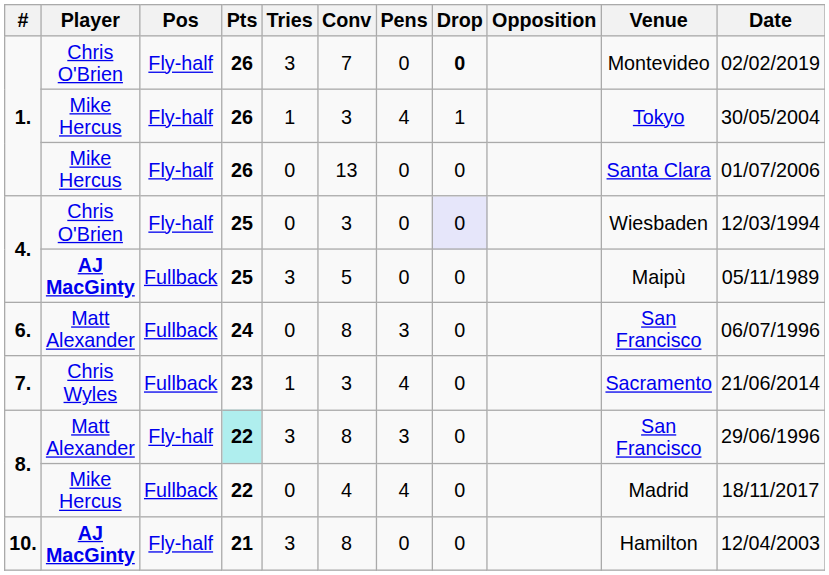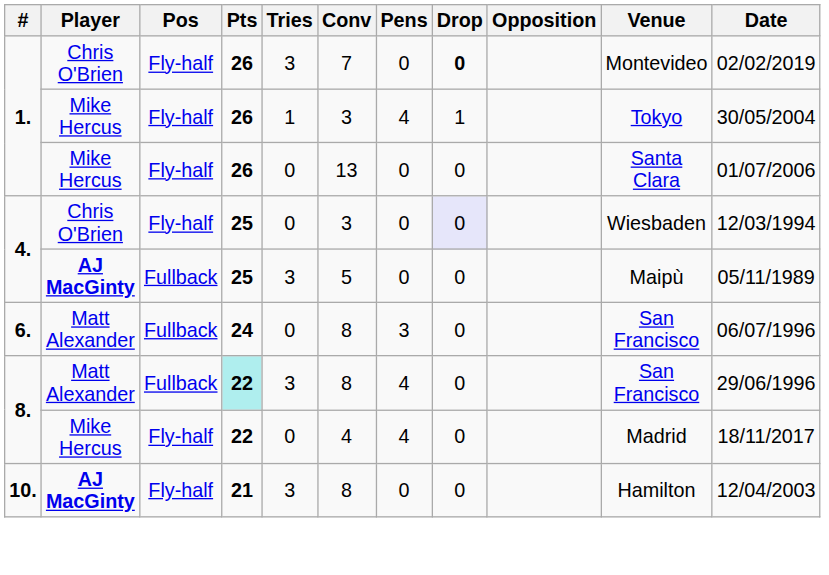- row: (23, 383)
(181, 436) Fly-half -> (181, 383) Fullback
(404, 436) 3 -> (404, 383) 4
(181, 490) Fullback -> (181, 436) Fly-half
